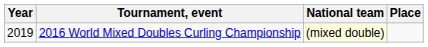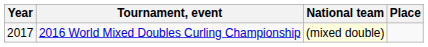(20, 32) 2019 -> (20, 32) 2017
